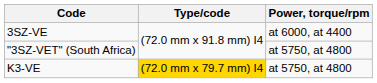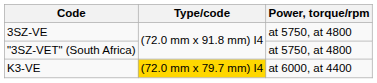(310, 31) at 6000, at 4400 -> (310, 31) at 5750, at 4800
(310, 68) at 5750, at 4800 -> (310, 68) at 6000, at 4400
